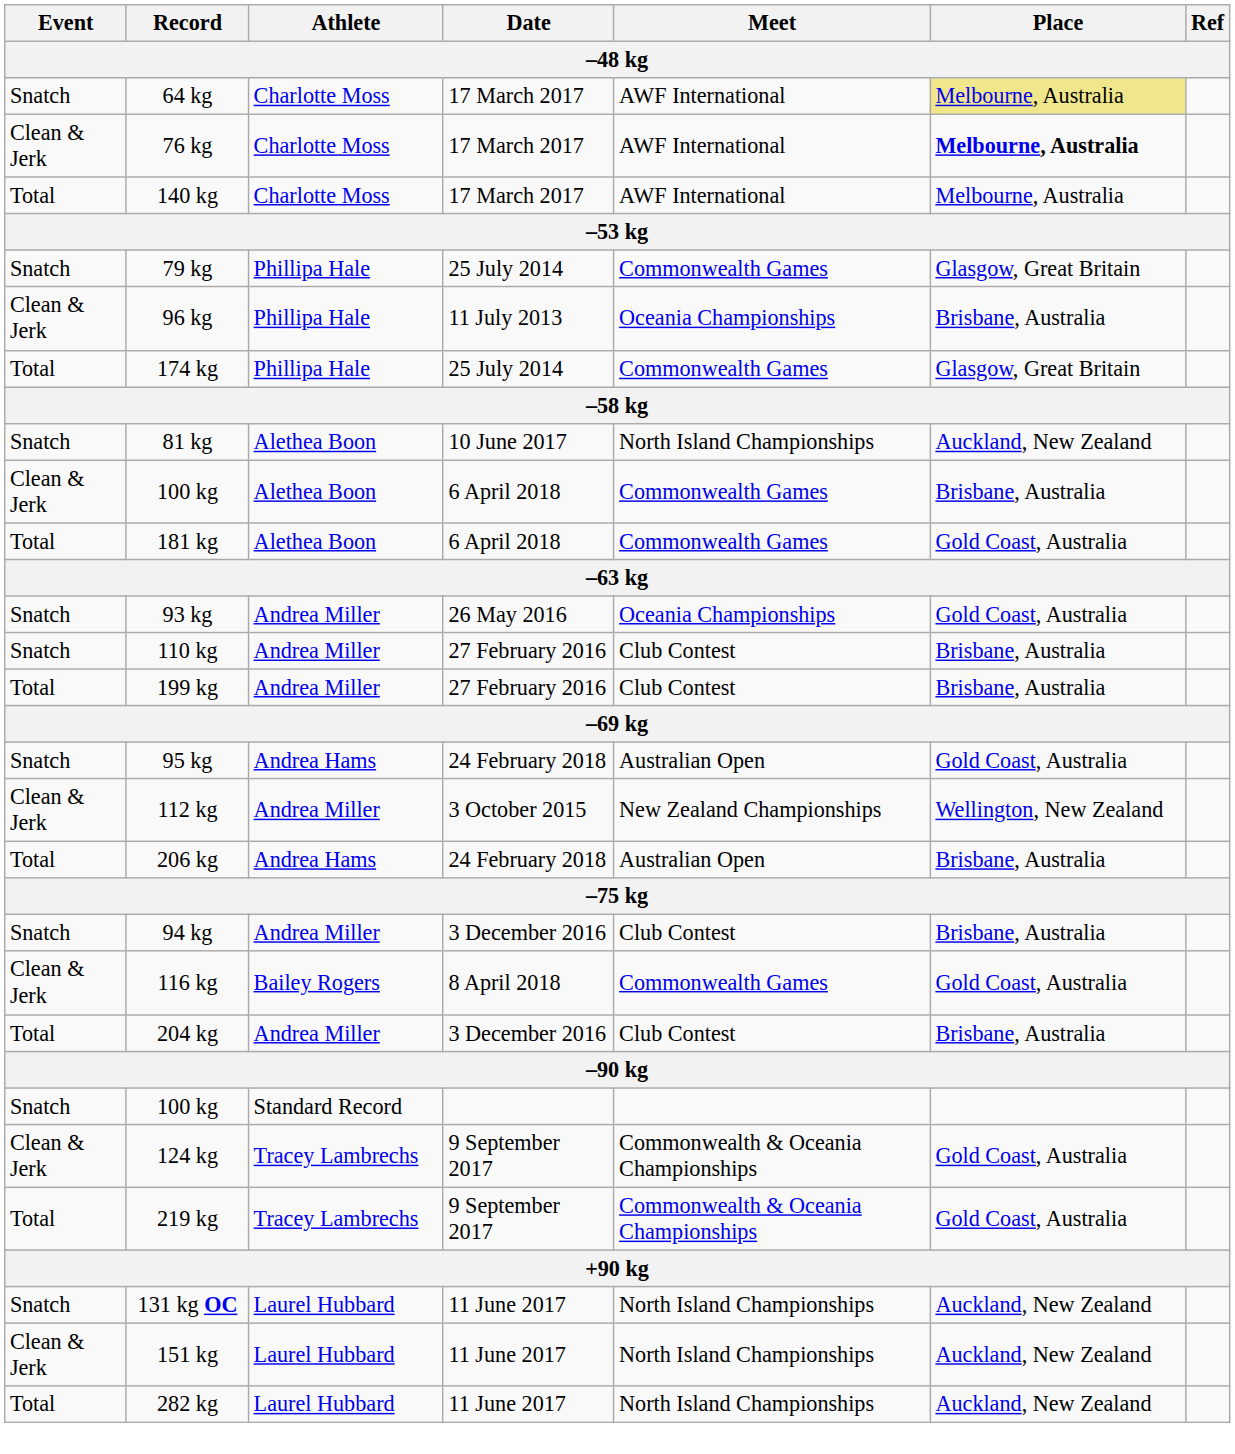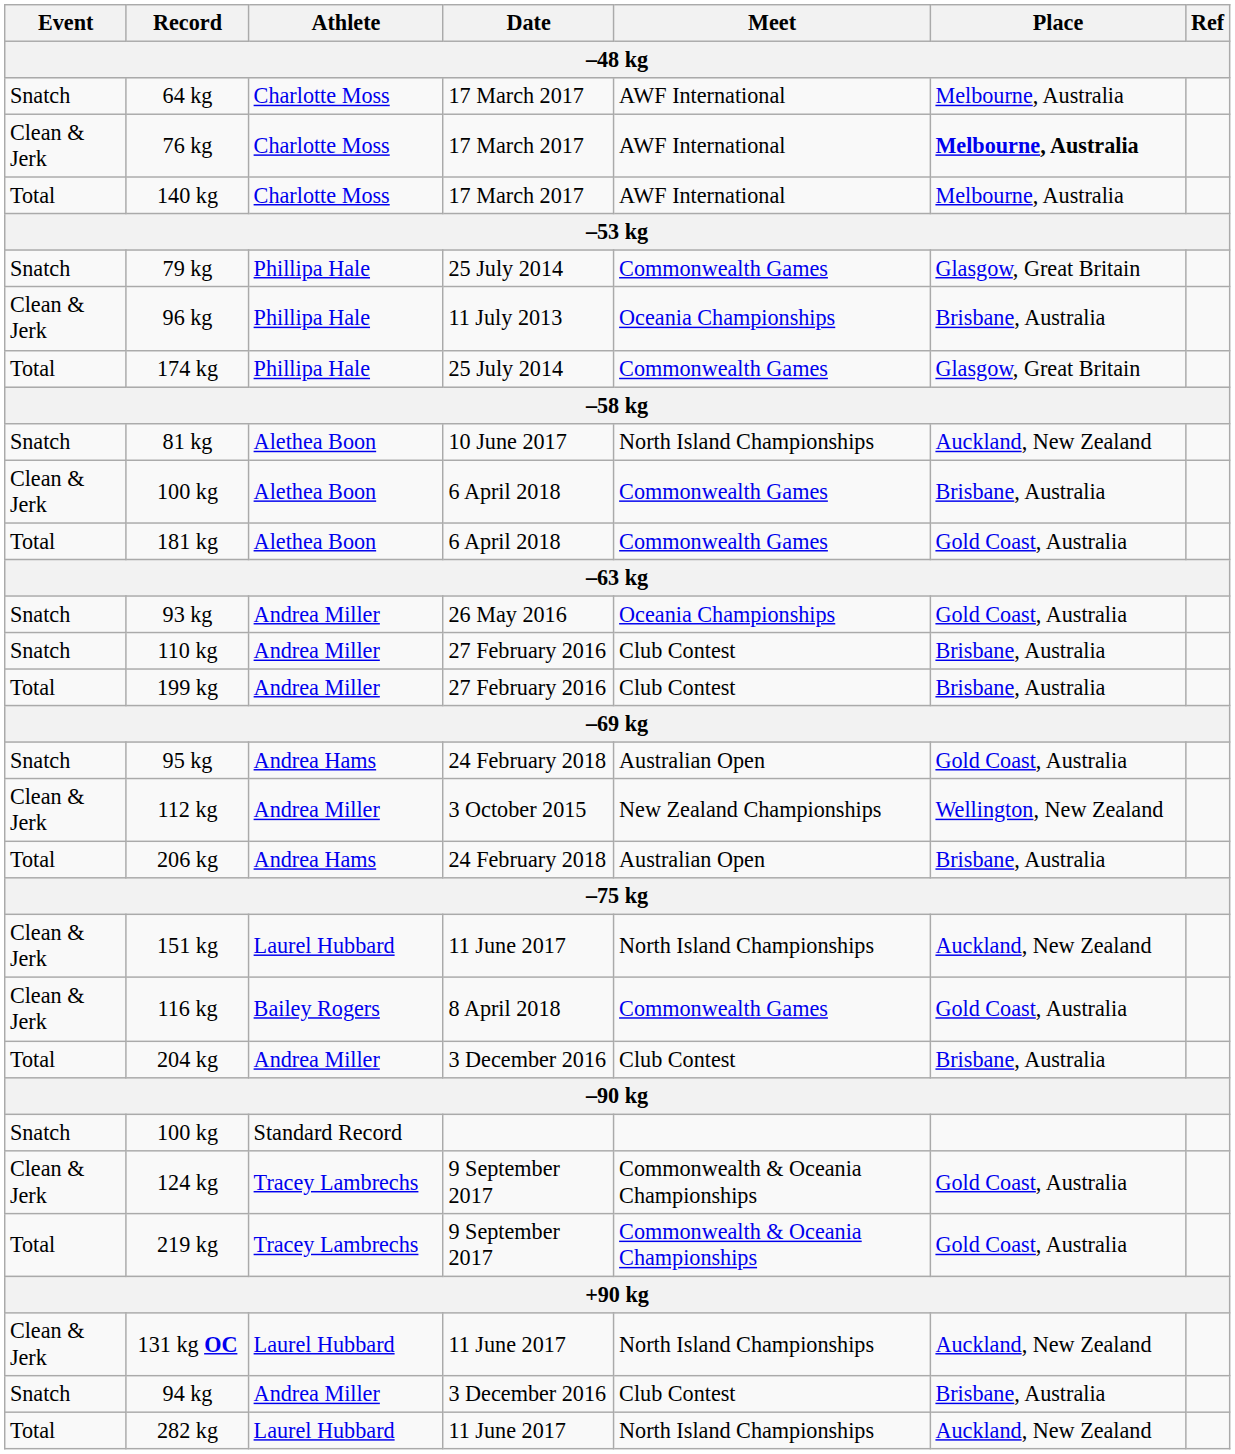(1030, 96) khaki background -> (1030, 96) no background
rows swapped: (187, 933) <-> (187, 1354)
(40, 1304) Snatch -> (47, 1344) Clean & Jerk
